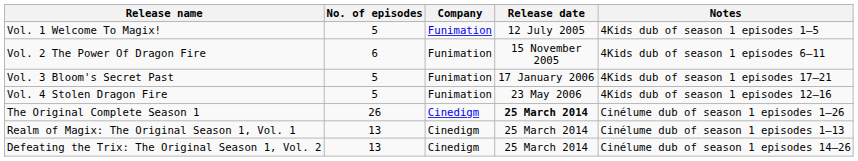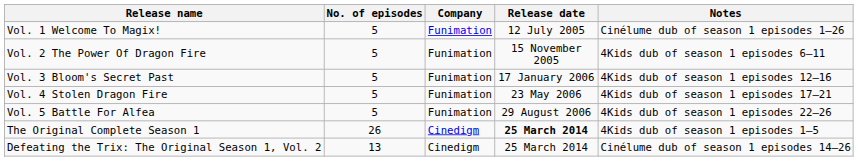(710, 30) 4Kids dub of season 1 episodes 1–5 -> (723, 30) Cinélume dub of season 1 episodes 1–26
(375, 54) 6 -> (375, 54) 5
(716, 78) 4Kids dub of season 1 episodes 17–21 -> (716, 78) 4Kids dub of season 1 episodes 12–16
(716, 95) 4Kids dub of season 1 episodes 12–16 -> (716, 95) 4Kids dub of season 1 episodes 17–21
+ row: (81, 112)
(723, 112) Cinélume dub of season 1 episodes 1–26 -> (710, 130) 4Kids dub of season 1 episodes 1–5
- row: (151, 130)
